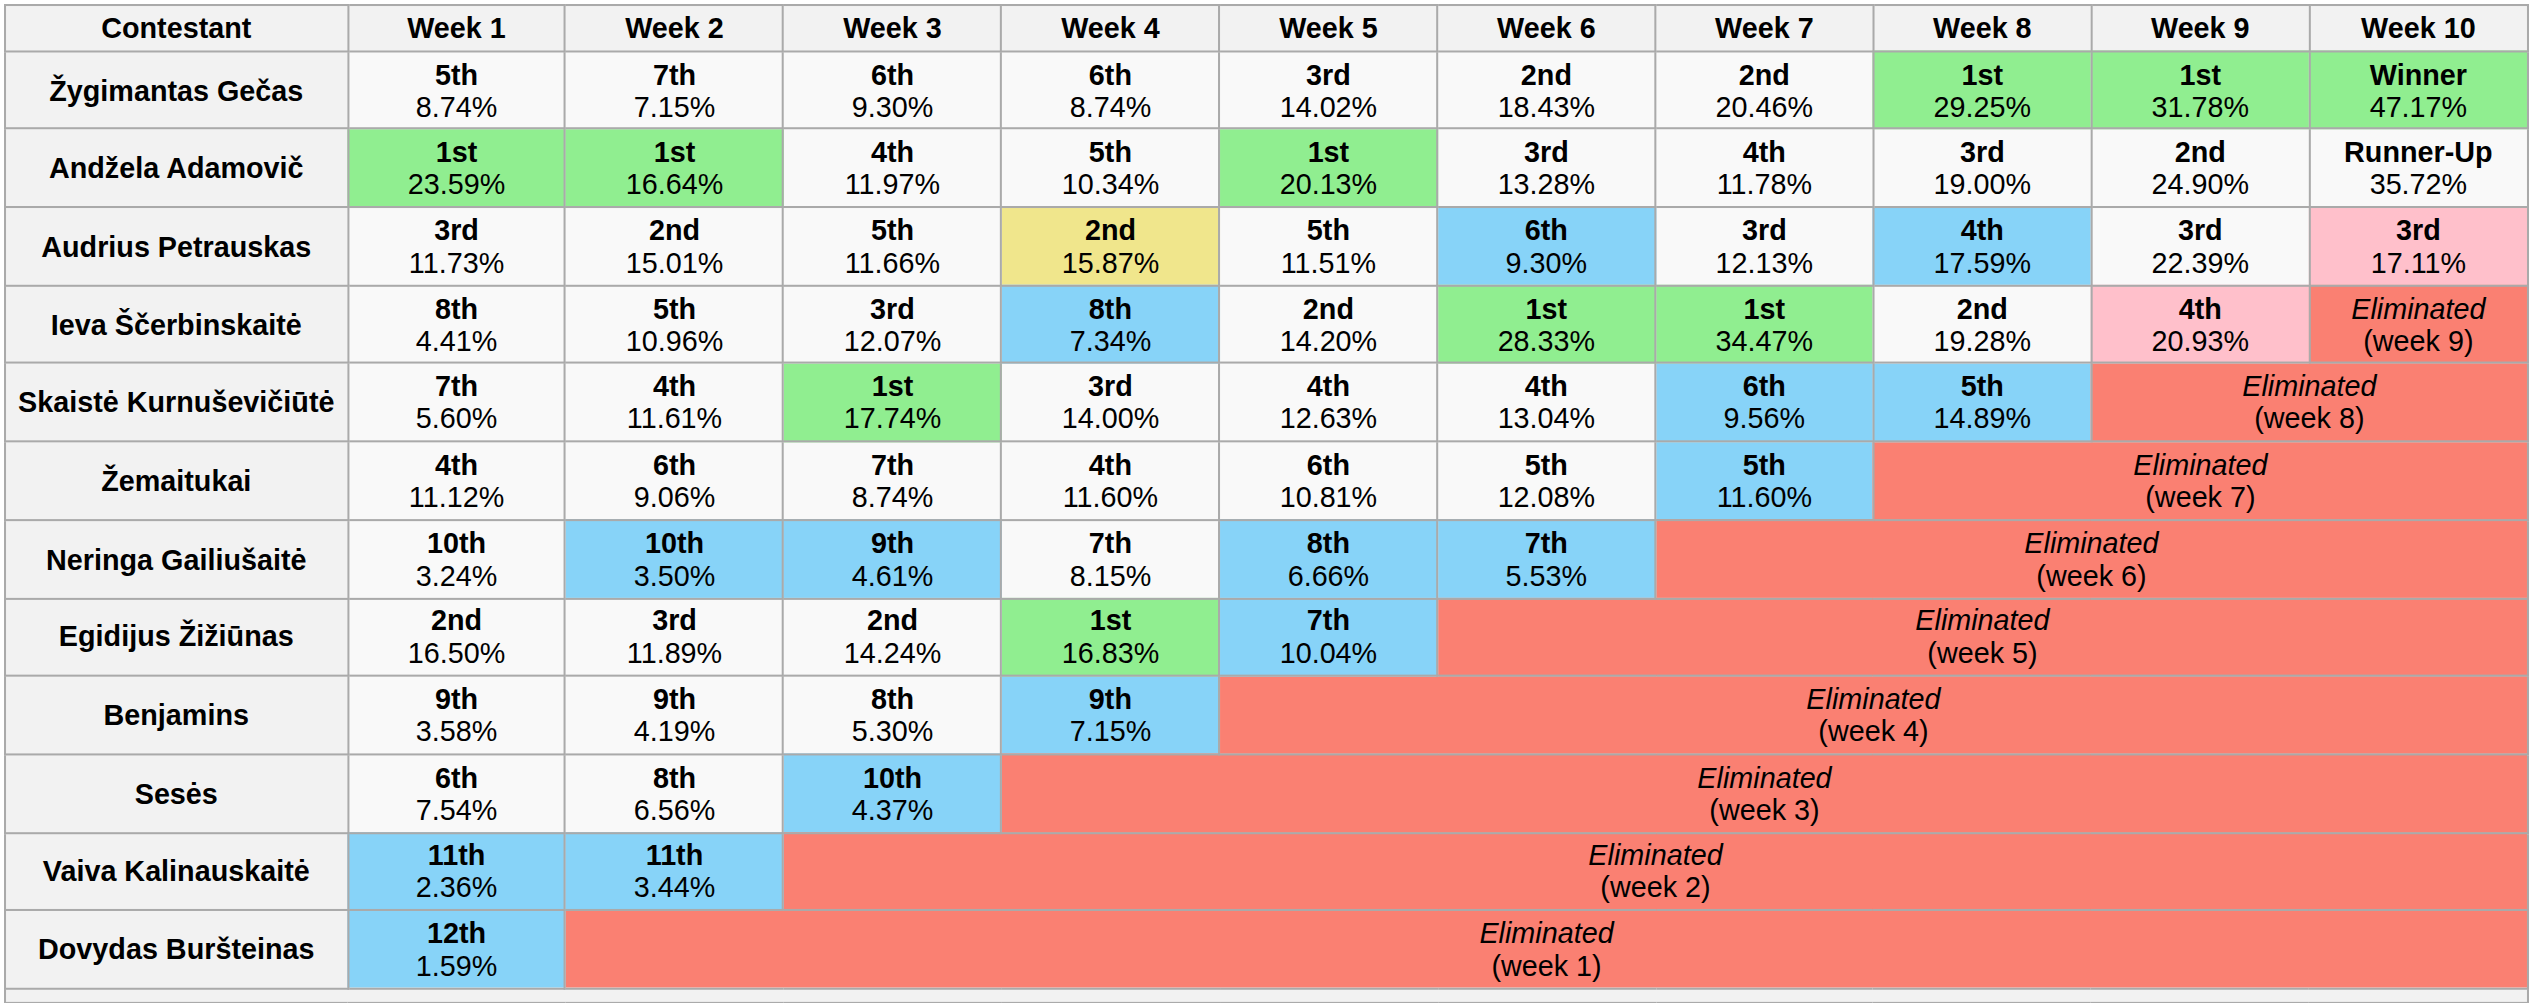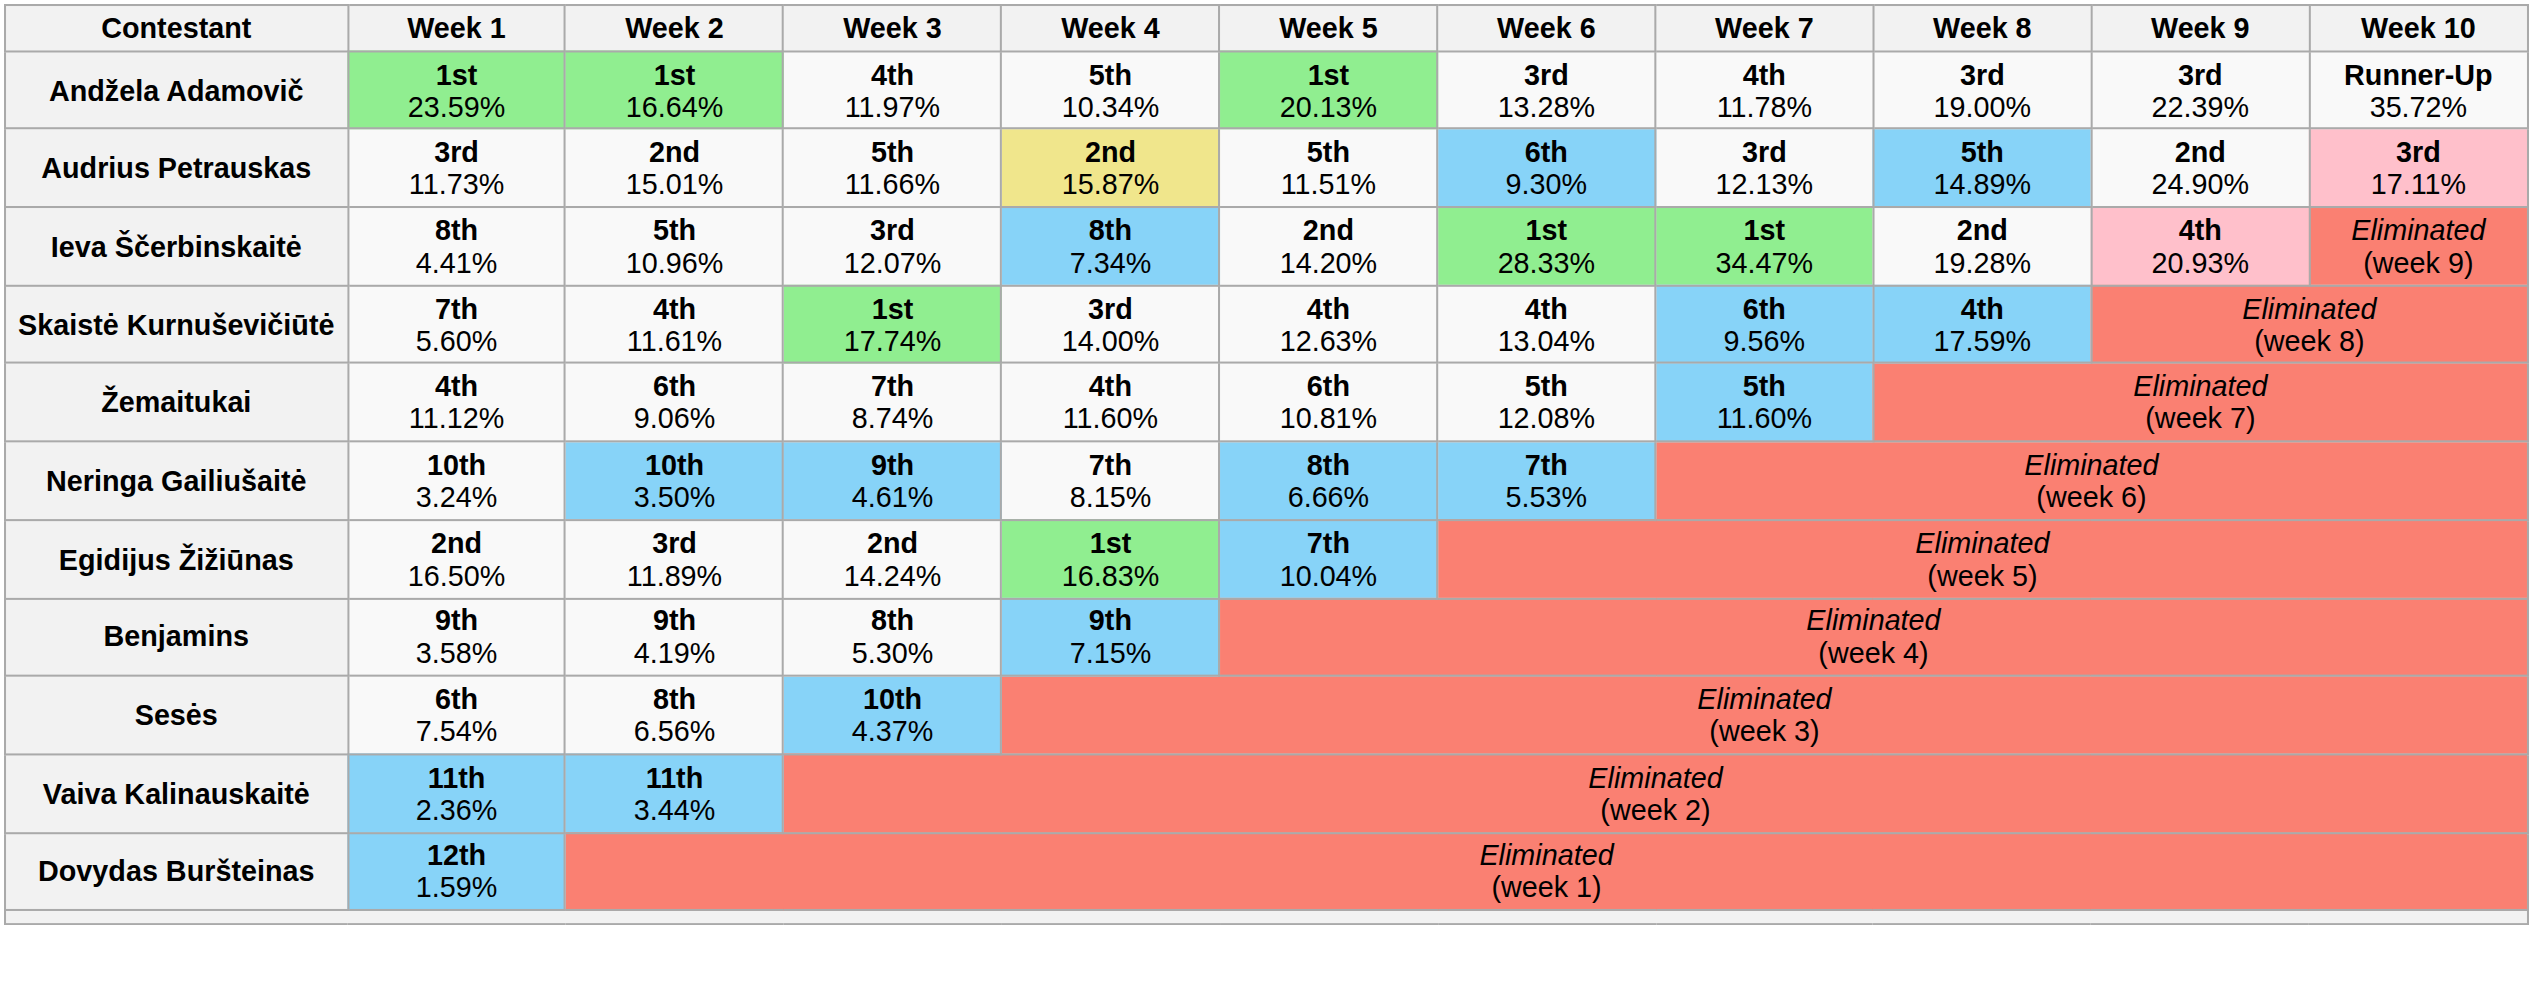- row: (176, 90)
(2200, 168) 2nd 24.90% -> (2200, 90) 3rd 22.39%
(1982, 246) 4th 17.59% -> (1982, 168) 5th 14.89%
(2200, 246) 3rd 22.39% -> (2200, 168) 2nd 24.90%
(1982, 403) 5th 14.89% -> (1982, 325) 4th 17.59%
